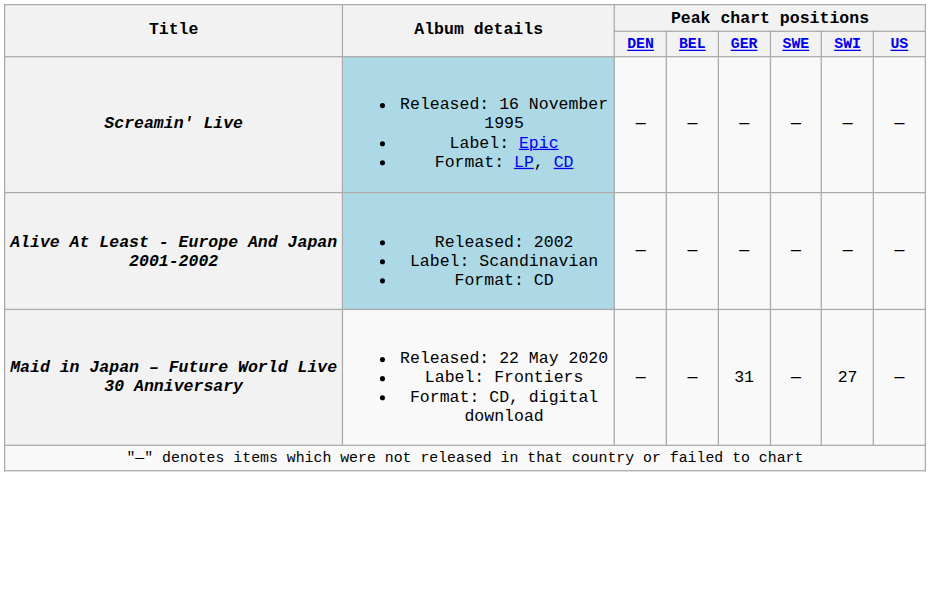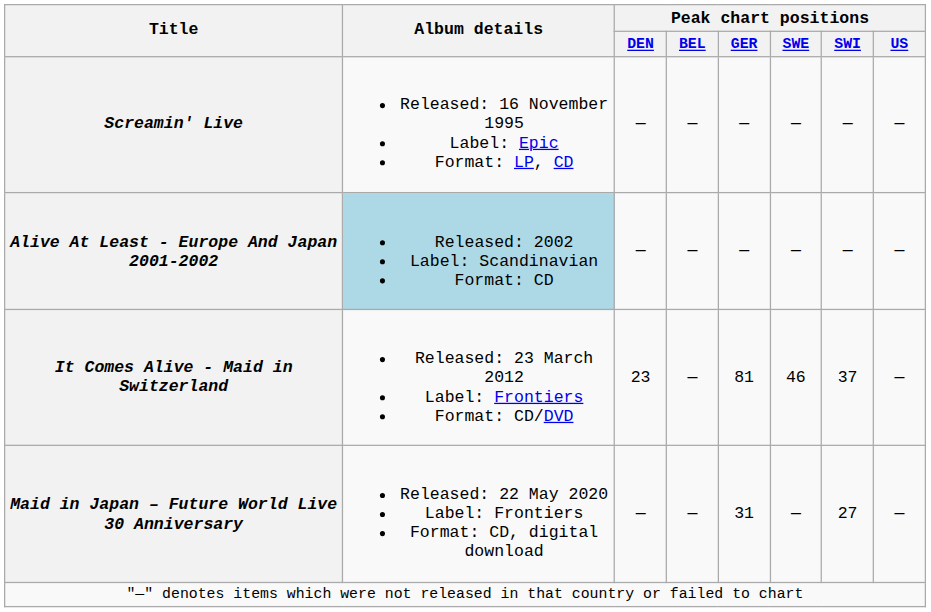(479, 134) lightblue background -> (479, 134) no background
+ row: (174, 378)
